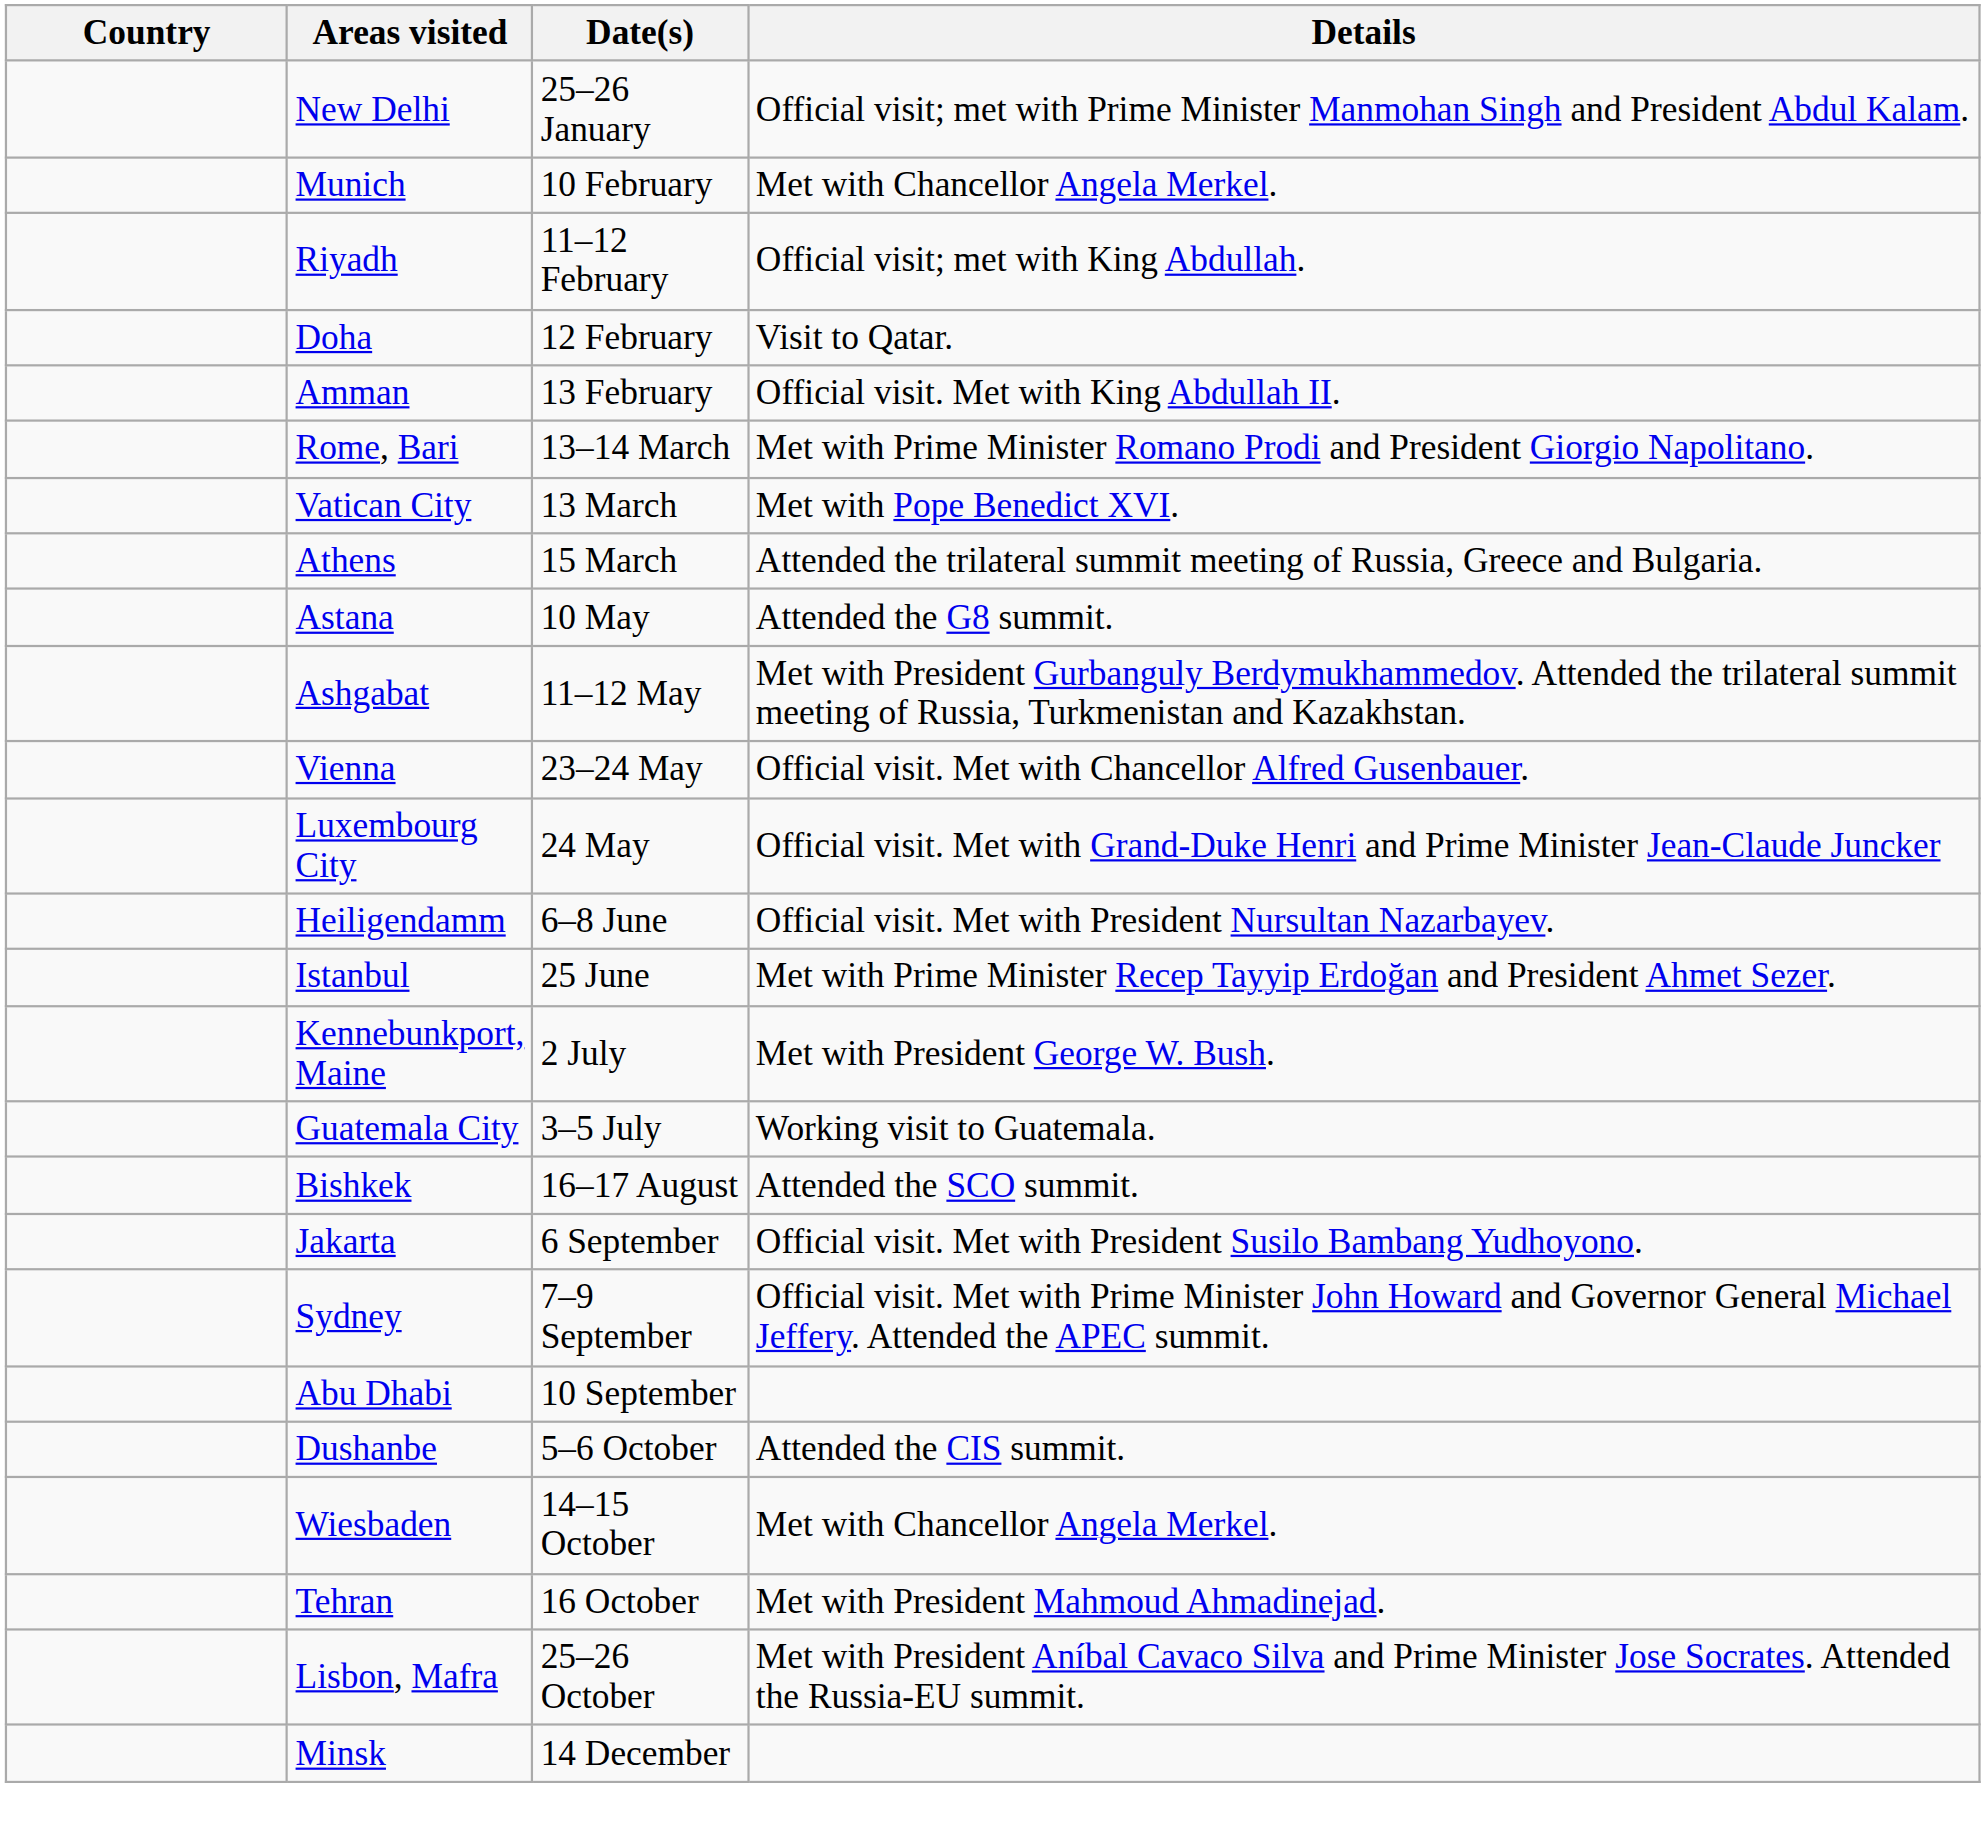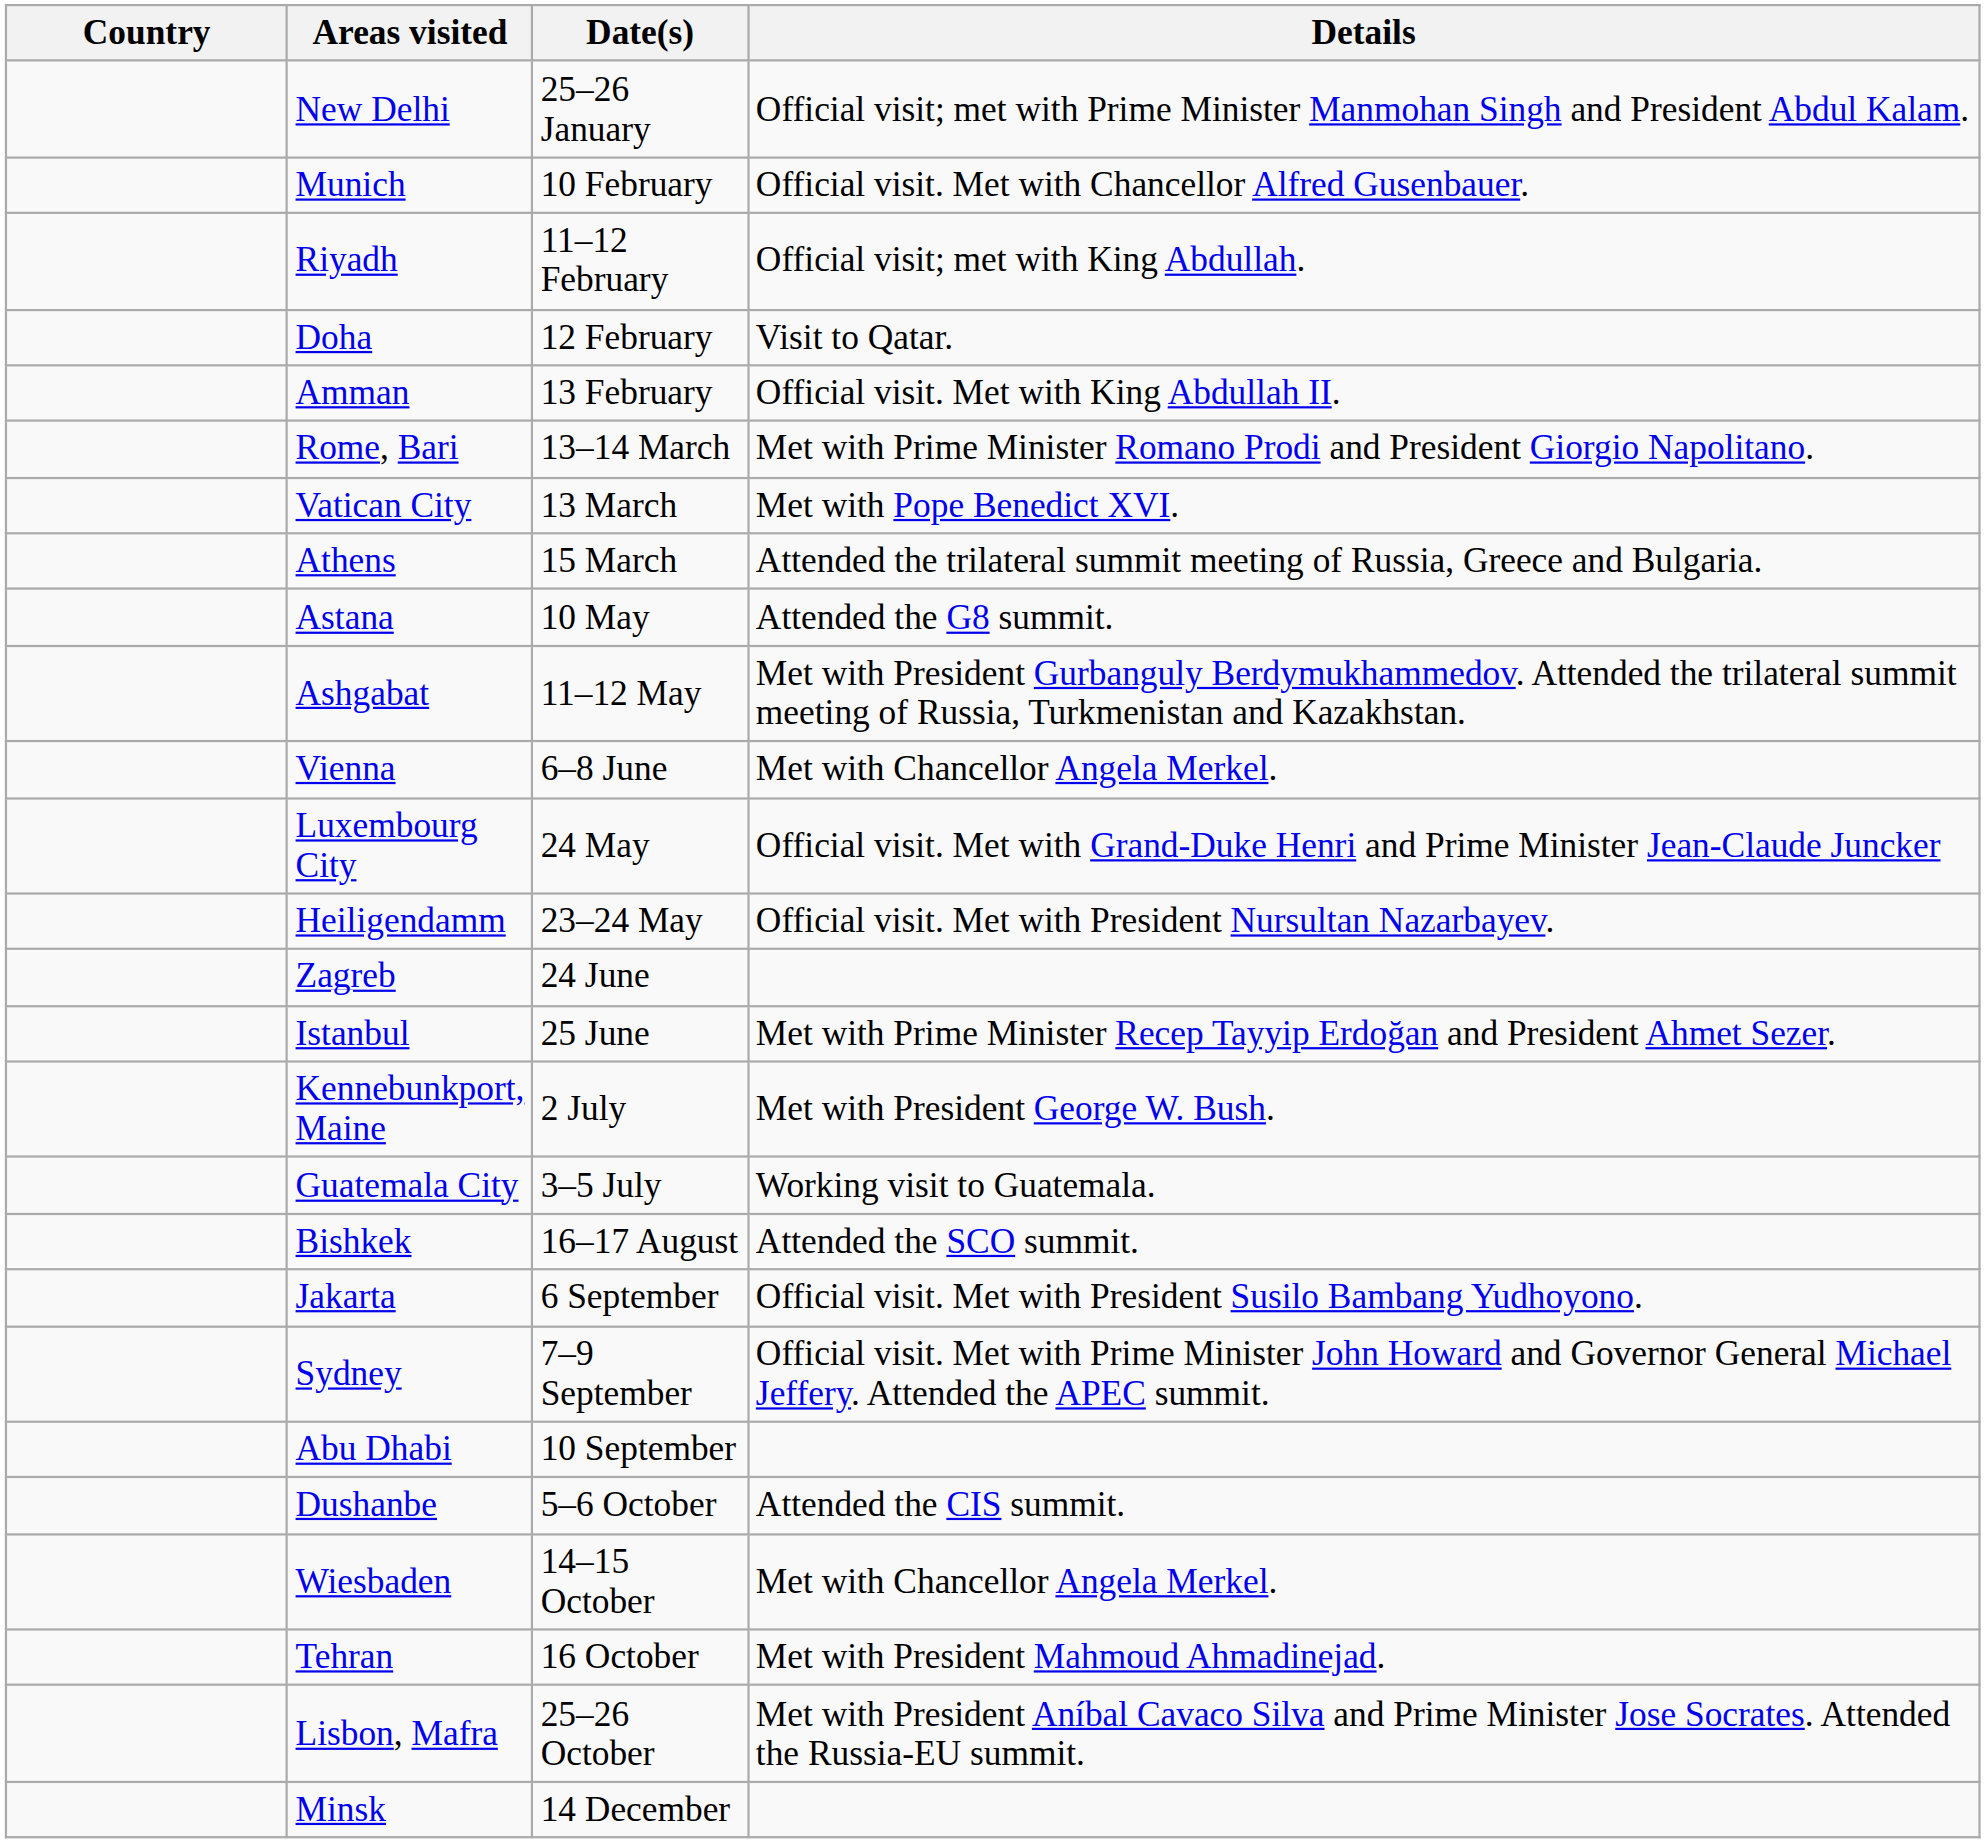(1017, 184) Met with Chancellor Angela Merkel. -> (1142, 184) Official visit. Met with Chancellor Alfred Gusenbauer.
(622, 768) 23–24 May -> (604, 768) 6–8 June
(1142, 768) Official visit. Met with Chancellor Alfred Gusenbauer. -> (1017, 768) Met with Chancellor Angela Merkel.
(604, 920) 6–8 June -> (622, 920) 23–24 May
+ row: (346, 976)
